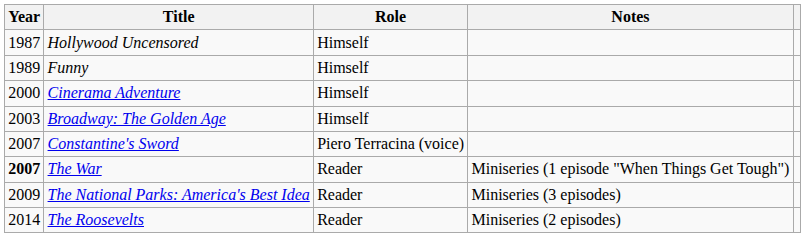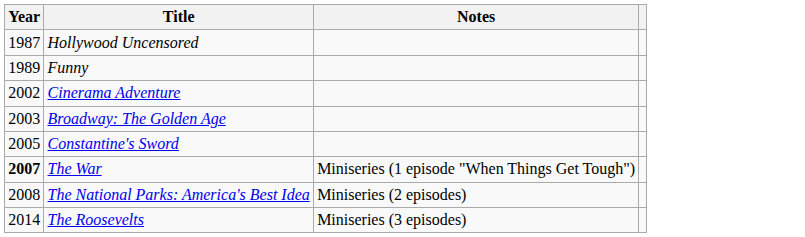- column: (391, 17)
(24, 93) 2000 -> (24, 93) 2002
(24, 144) 2007 -> (24, 144) 2005
(24, 194) 2009 -> (24, 194) 2008
(546, 194) Miniseries (3 episodes) -> (392, 194) Miniseries (2 episodes)
(546, 220) Miniseries (2 episodes) -> (392, 220) Miniseries (3 episodes)
